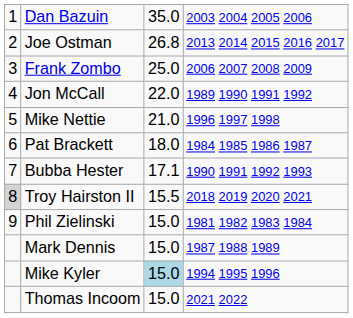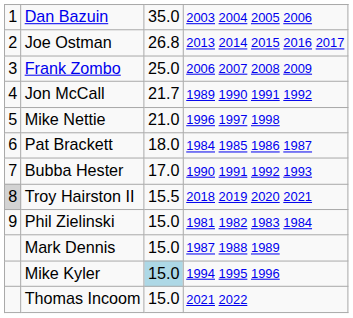(164, 94) 22.0 -> (164, 94) 21.7
(164, 171) 17.1 -> (164, 171) 17.0
